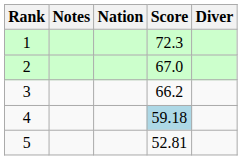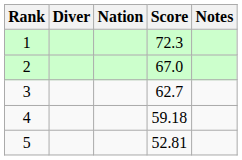columns swapped: (214, 17) <-> (71, 17)
(169, 92) 66.2 -> (169, 92) 62.7
(169, 117) lightblue background -> (169, 117) no background
